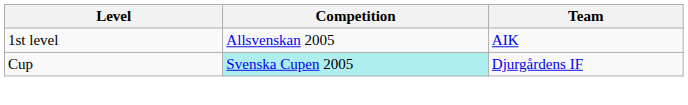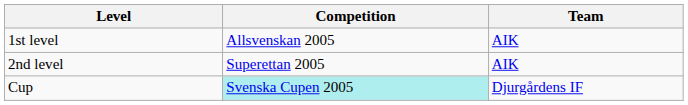+ row: (36, 64)
